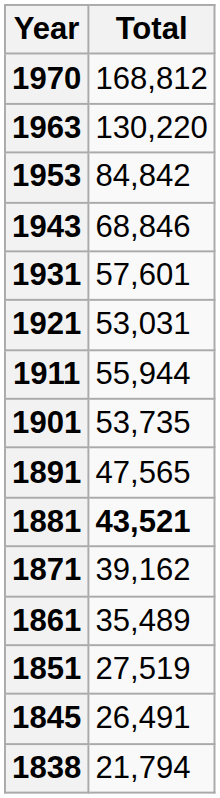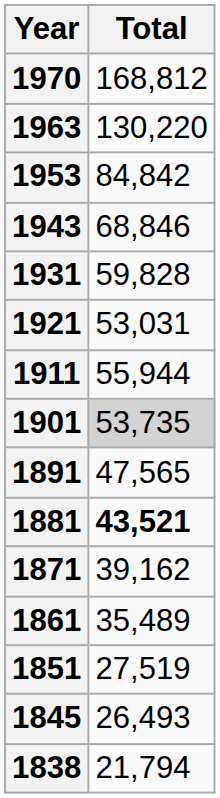(143, 275) 57,601 -> (143, 275) 59,828
(143, 422) no background -> (143, 422) lightgrey background
(143, 718) 26,491 -> (143, 718) 26,493
